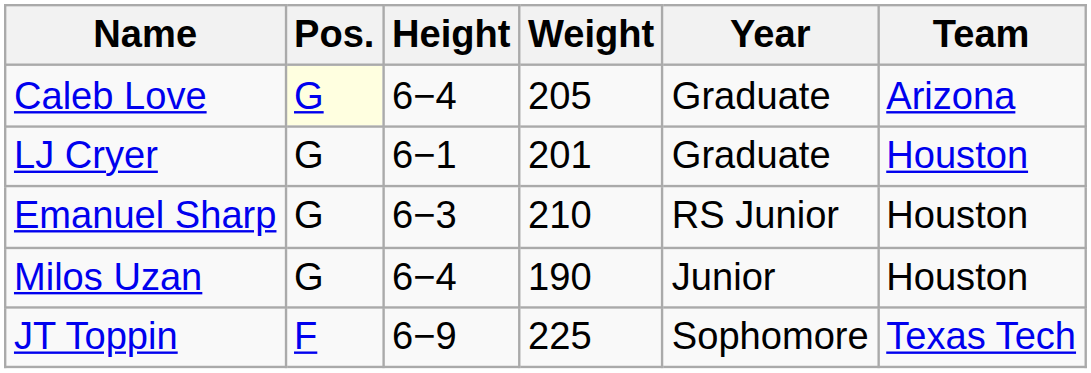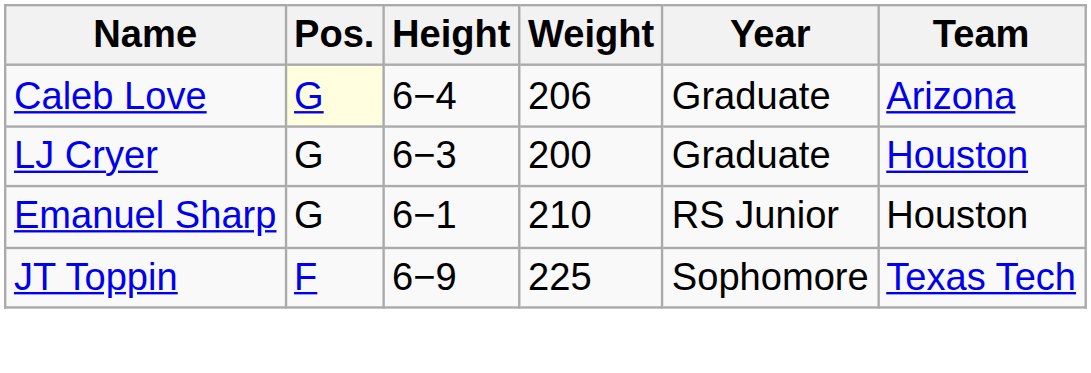(560, 95) 205 -> (560, 95) 206
(424, 155) 6−1 -> (424, 155) 6−3
(560, 155) 201 -> (560, 155) 200
(424, 215) 6−3 -> (424, 215) 6−1
- row: (108, 276)
